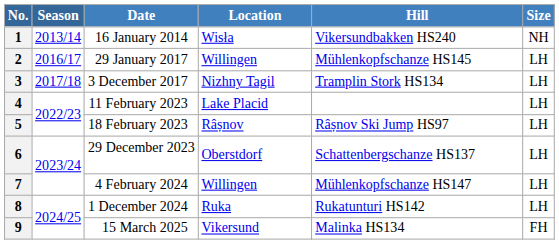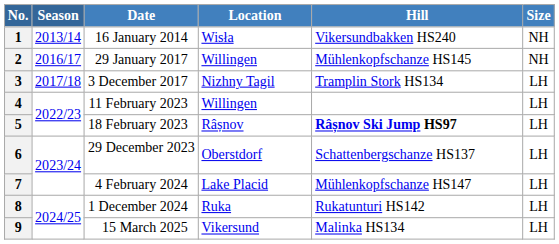(539, 59) LH -> (539, 59) NH
(235, 103) Lake Placid -> (229, 103) Willingen
(382, 125) normal -> (386, 125) bold
(229, 184) Willingen -> (235, 184) Lake Placid
(539, 228) FH -> (539, 228) LH
